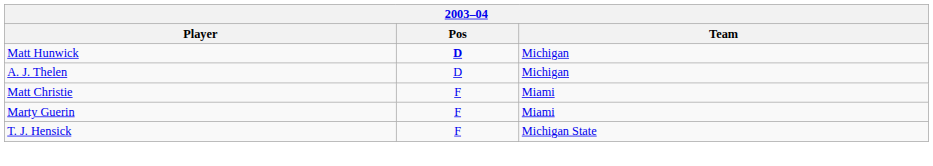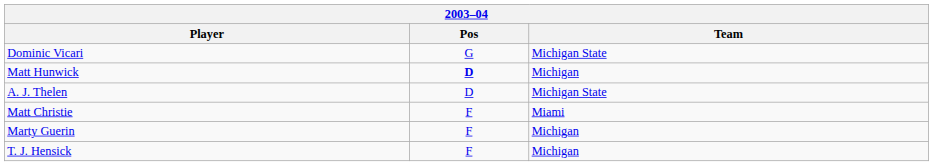+ row: (45, 53)
(545, 72) Michigan -> (569, 92) Michigan State
(538, 111) Miami -> (555, 131) Michigan
(559, 131) Michigan State -> (555, 151) Michigan
